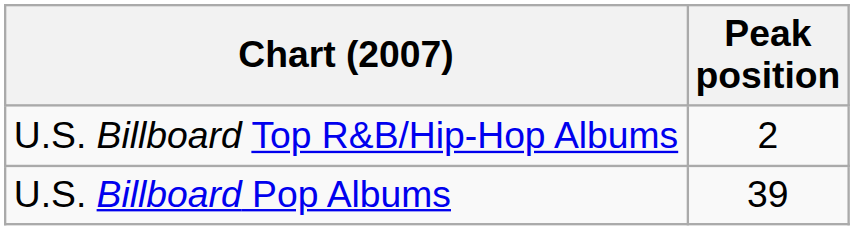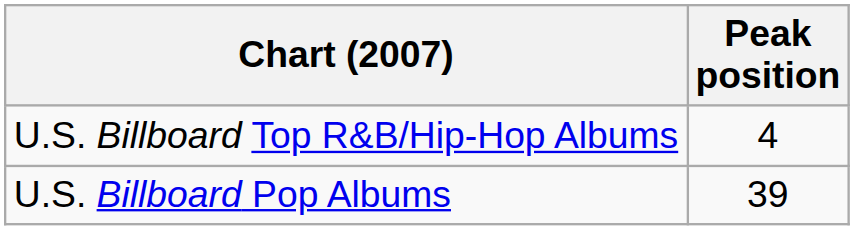(768, 135) 2 -> (768, 135) 4
